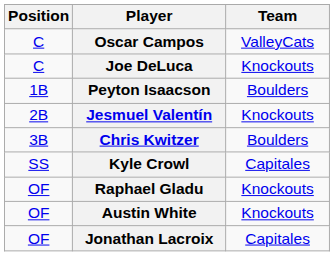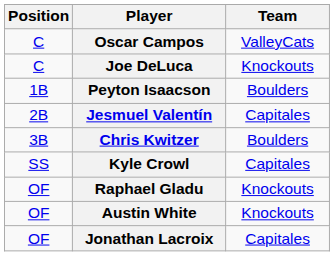(278, 115) Knockouts -> (278, 115) Capitales
